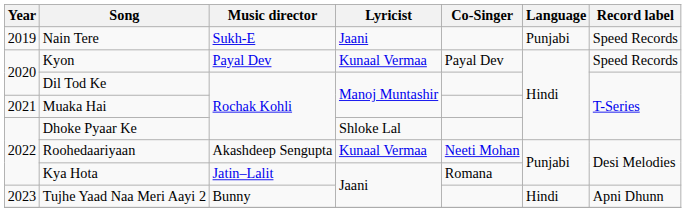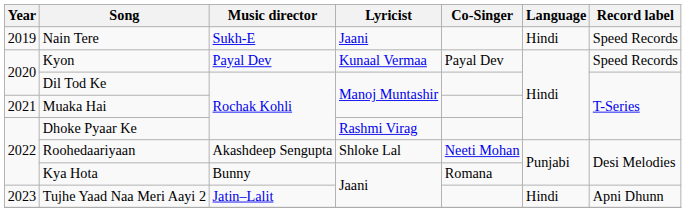(548, 38) Punjabi -> (542, 38) Hindi
(370, 128) Shloke Lal -> (378, 128) Rashmi Virag
(383, 151) Kunaal Vermaa -> (370, 151) Shloke Lal
(243, 173) Jatin–Lalit -> (232, 173) Bunny
(232, 196) Bunny -> (243, 196) Jatin–Lalit
